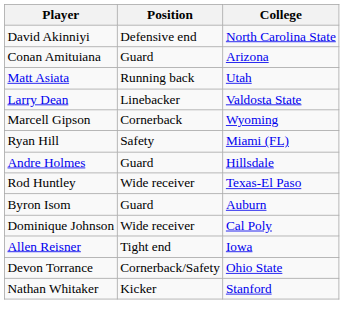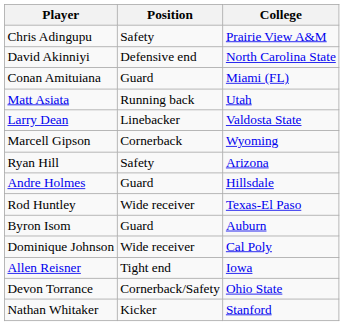+ row: (50, 36)
(247, 57) Arizona -> (257, 78) Miami (FL)
(257, 141) Miami (FL) -> (247, 162) Arizona
